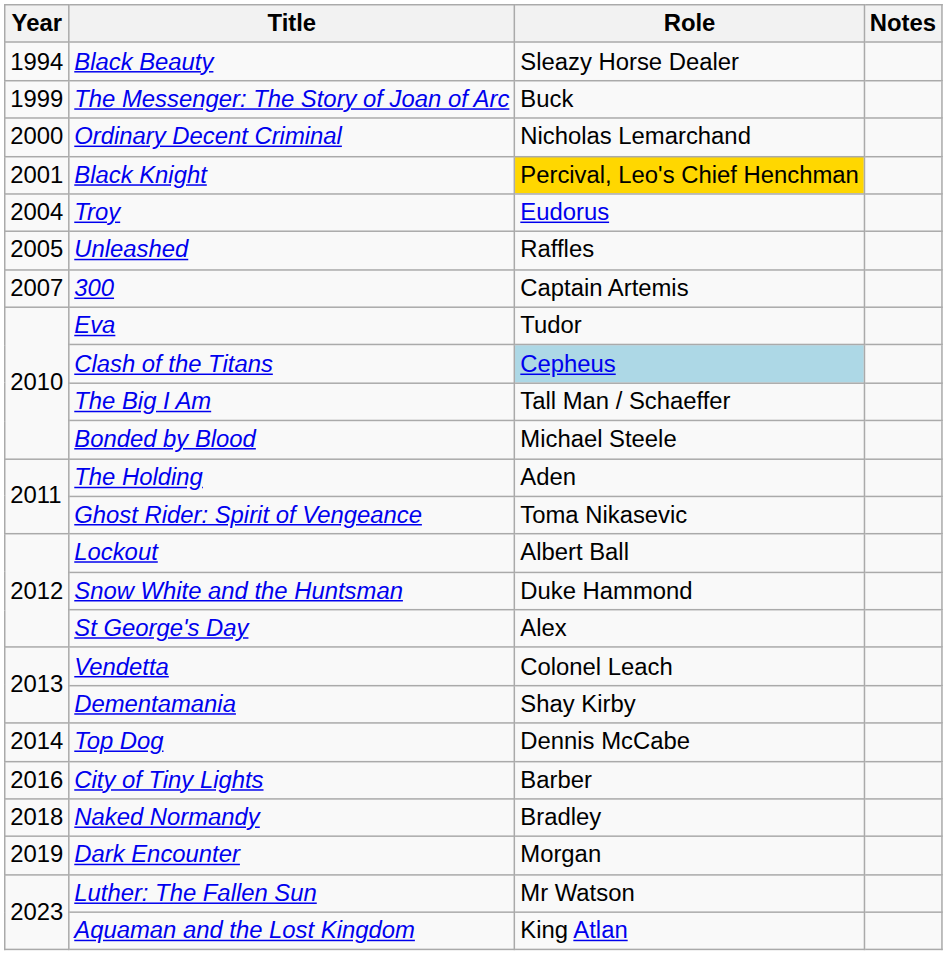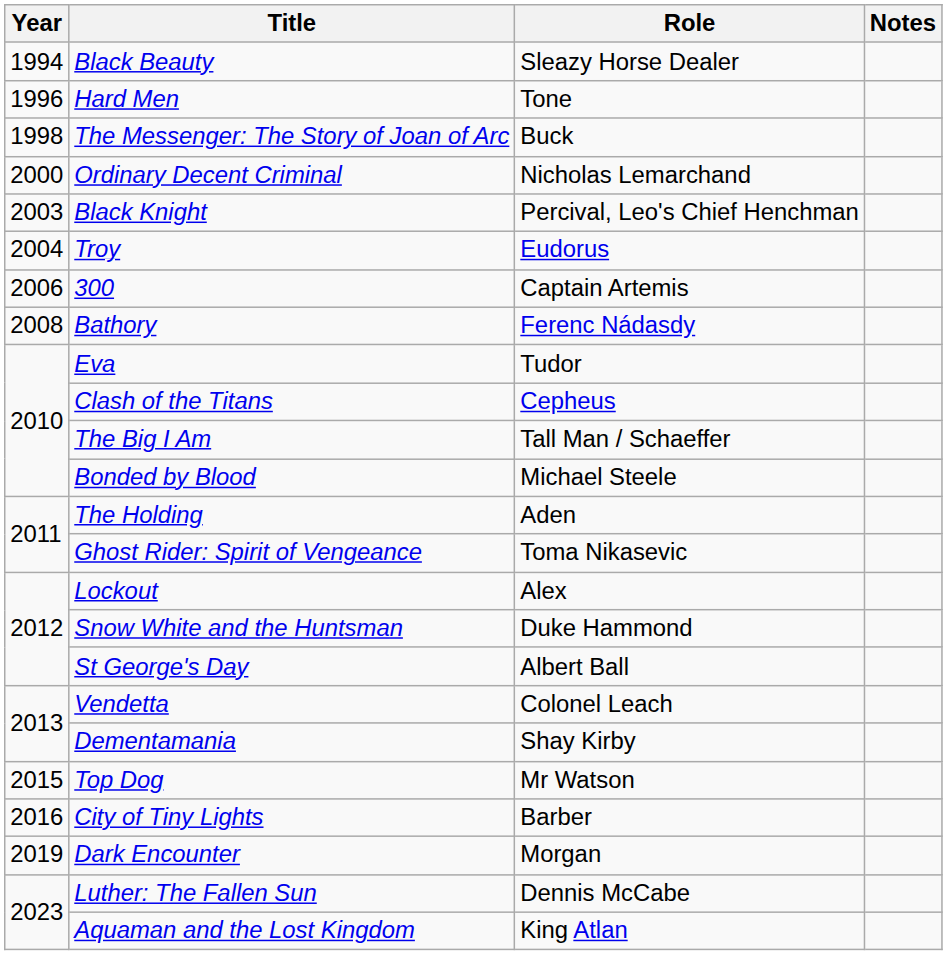+ row: (127, 99)
(37, 99) 1999 -> (37, 136) 1998
(37, 174) 2001 -> (37, 212) 2003
(690, 174) gold background -> (690, 212) no background
- row: (131, 250)
(37, 288) 2007 -> (37, 288) 2006
+ row: (115, 325)
(568, 363) lightblue background -> (568, 401) no background
(575, 552) Albert Ball -> (543, 590) Alex
(543, 628) Alex -> (575, 666) Albert Ball
(37, 741) 2014 -> (37, 779) 2015
(605, 741) Dennis McCabe -> (577, 779) Mr Watson
- row: (167, 817)
(577, 893) Mr Watson -> (605, 893) Dennis McCabe
